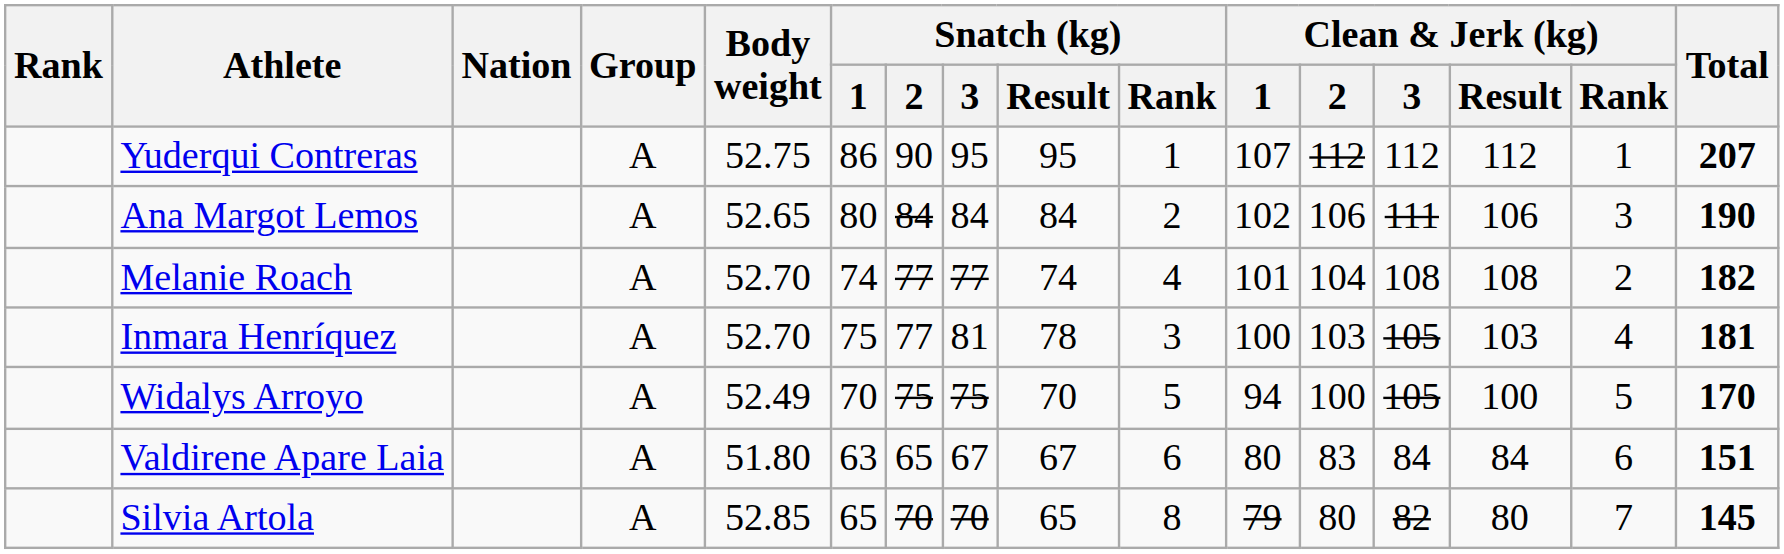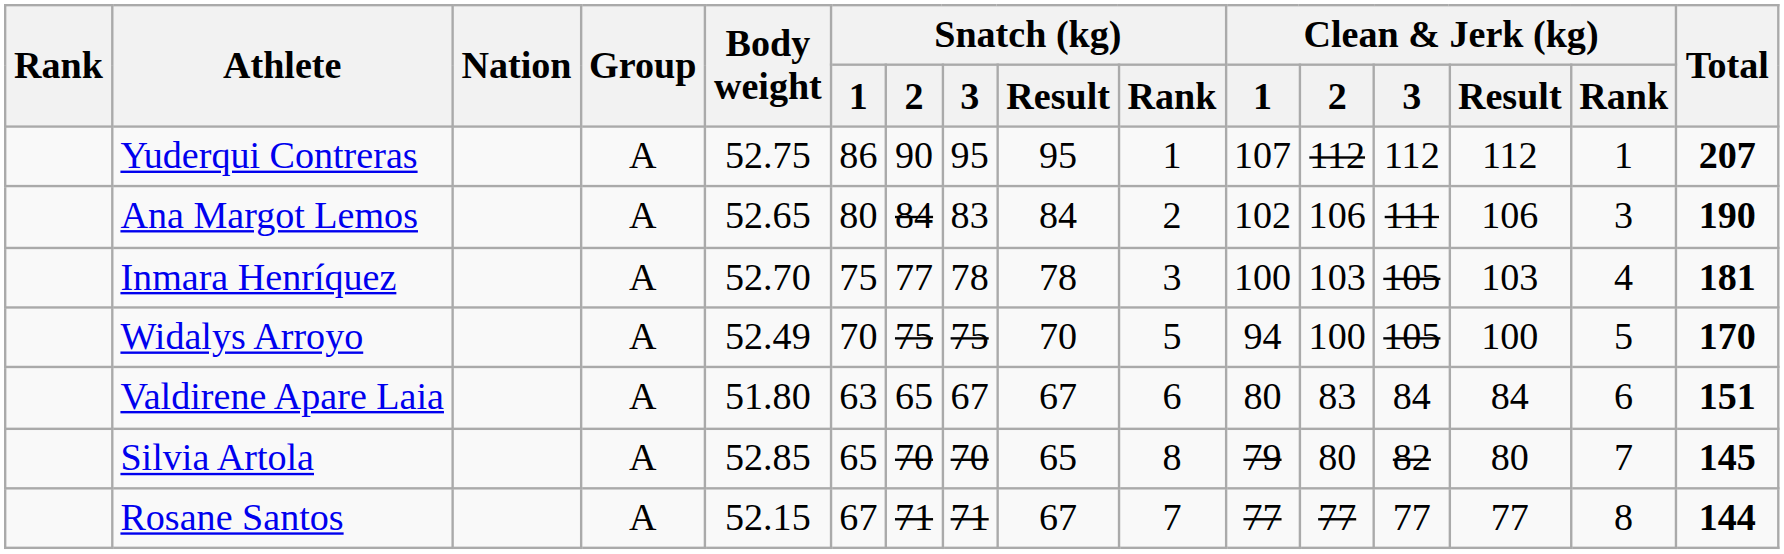(970, 215) 84 -> (970, 215) 83
- row: (236, 276)
(970, 336) 81 -> (970, 276) 78
+ row: (232, 517)
